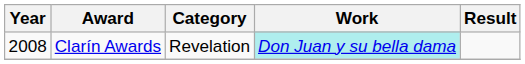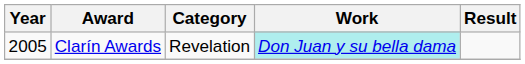(28, 46) 2008 -> (28, 46) 2005
